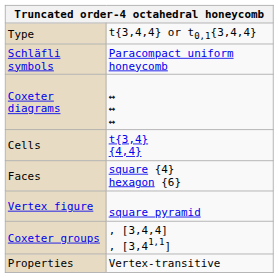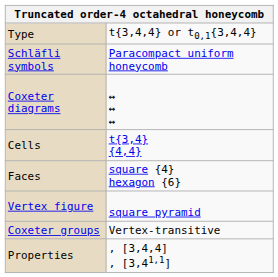(140, 238) , [3,4,4] , [3,41,1] -> (165, 230) Vertex-transitive
(165, 263) Vertex-transitive -> (140, 256) , [3,4,4] , [3,41,1]
